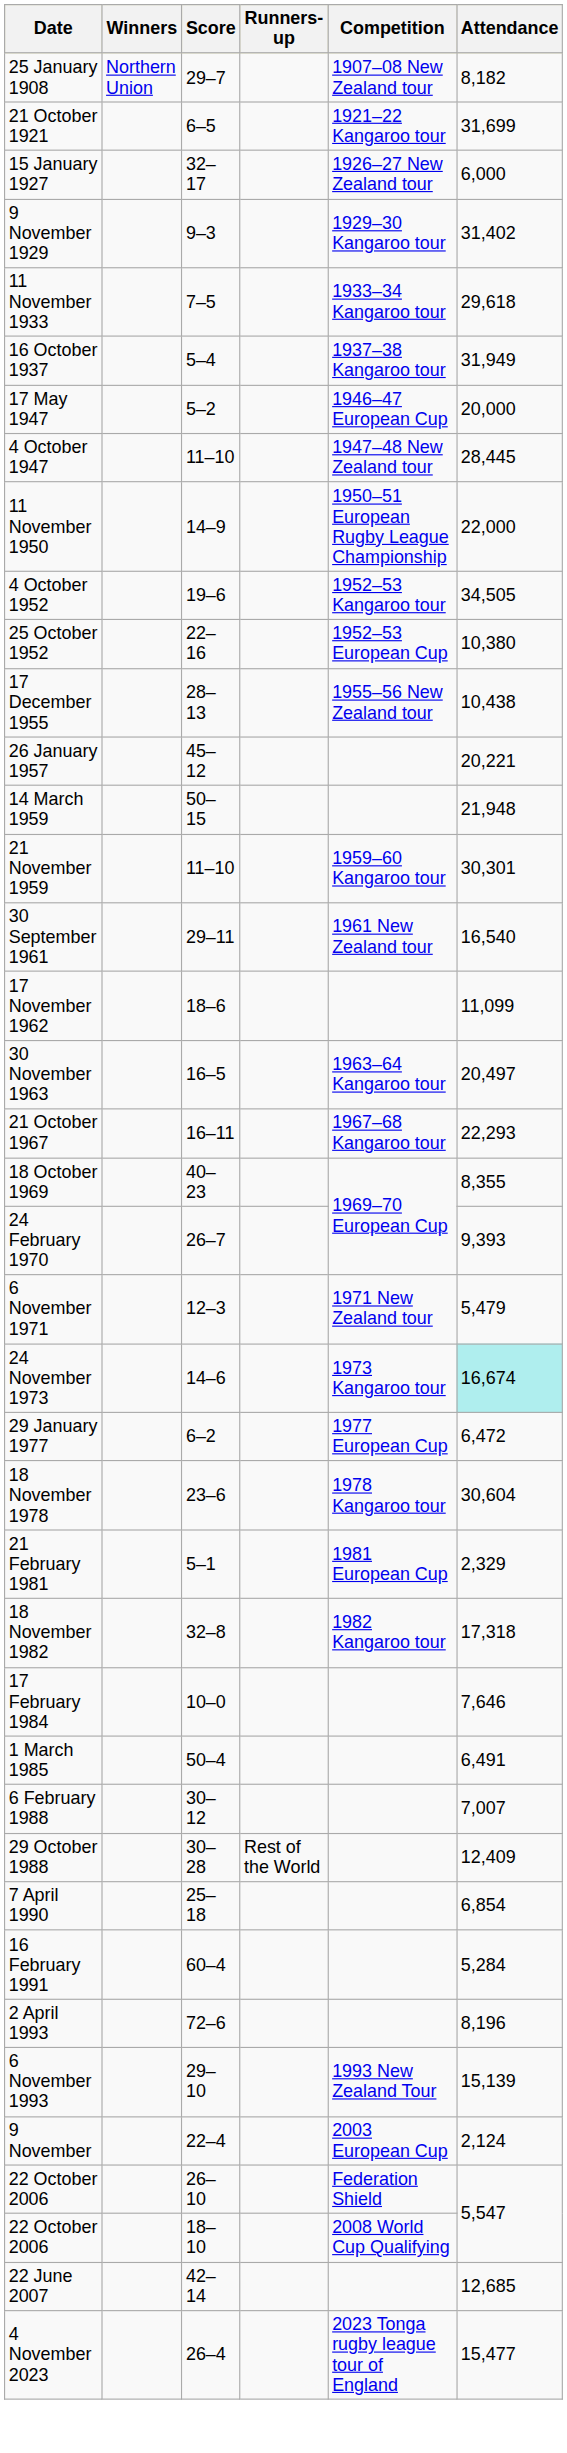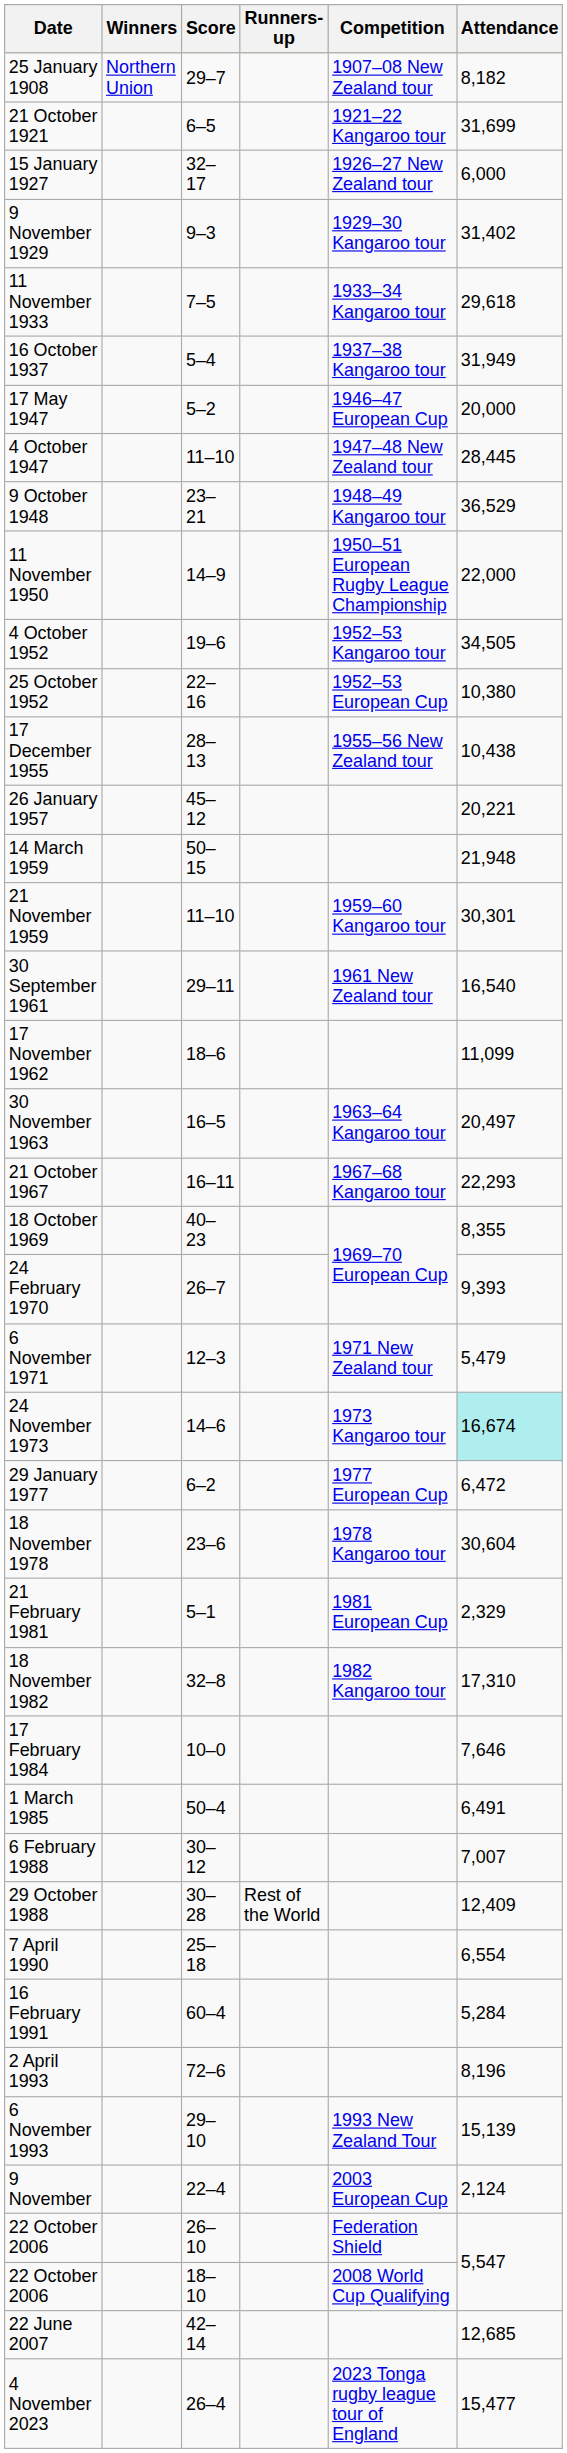+ row: (48, 506)
(488, 1632) 17,318 -> (488, 1681) 17,310
(483, 1905) 6,854 -> (483, 1954) 6,554
